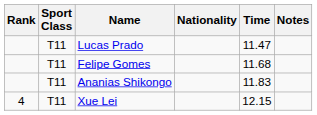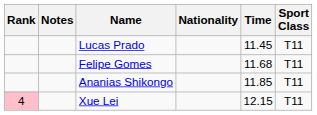columns swapped: (57, 20) <-> (293, 20)
(257, 45) 11.47 -> (258, 45) 11.45
(257, 82) 11.83 -> (258, 82) 11.85
(21, 100) no background -> (21, 100) pink background
